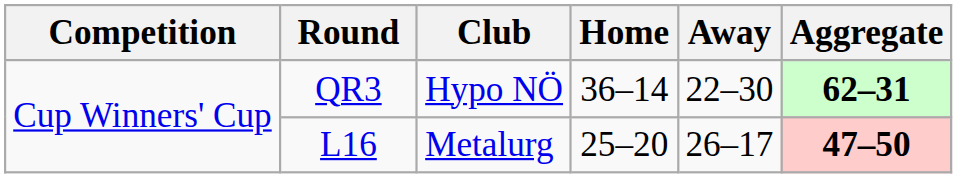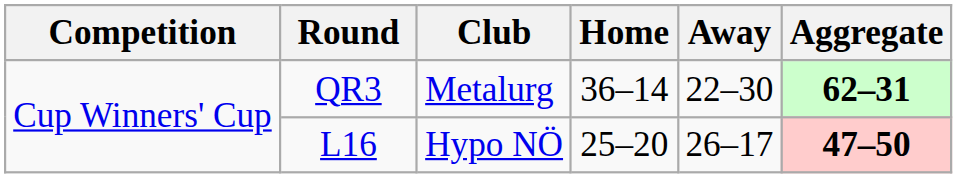(494, 88) Hypo NÖ -> (489, 88) Metalurg
(489, 144) Metalurg -> (494, 144) Hypo NÖ
